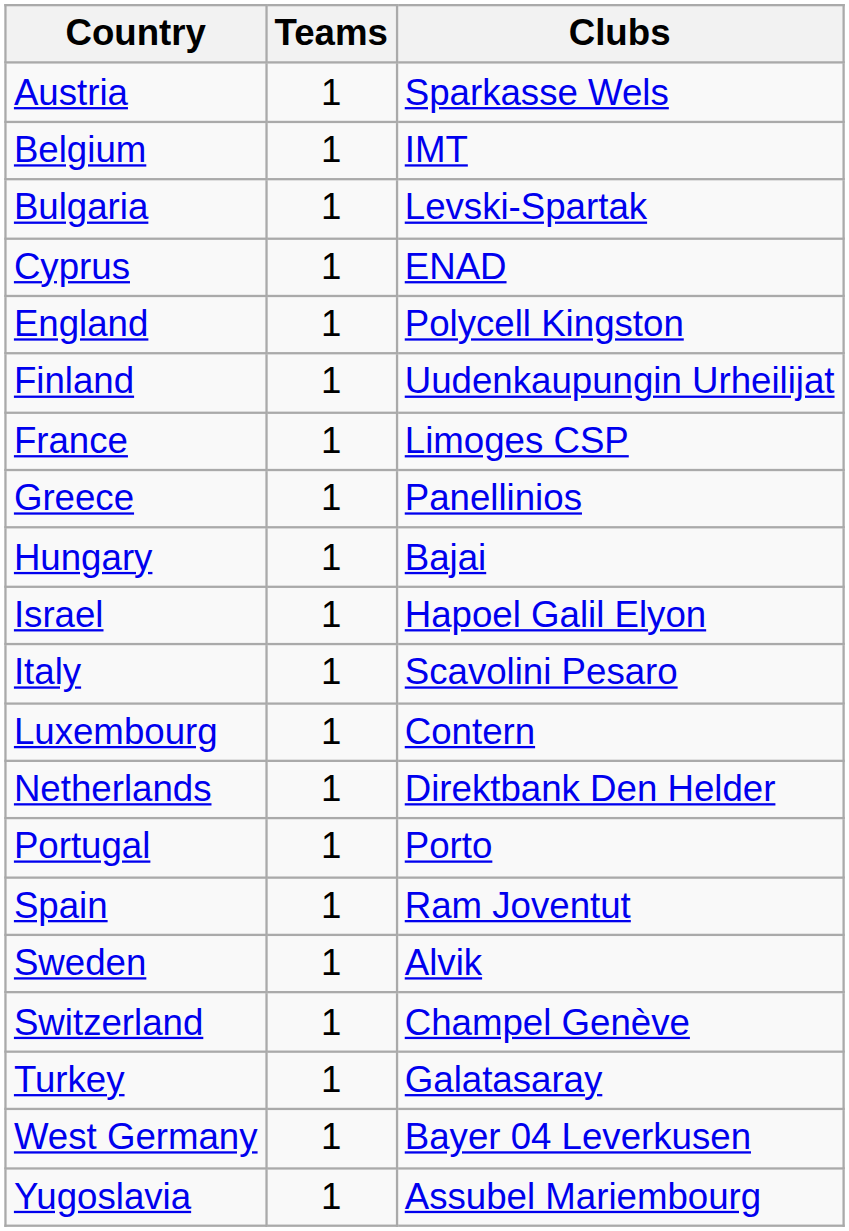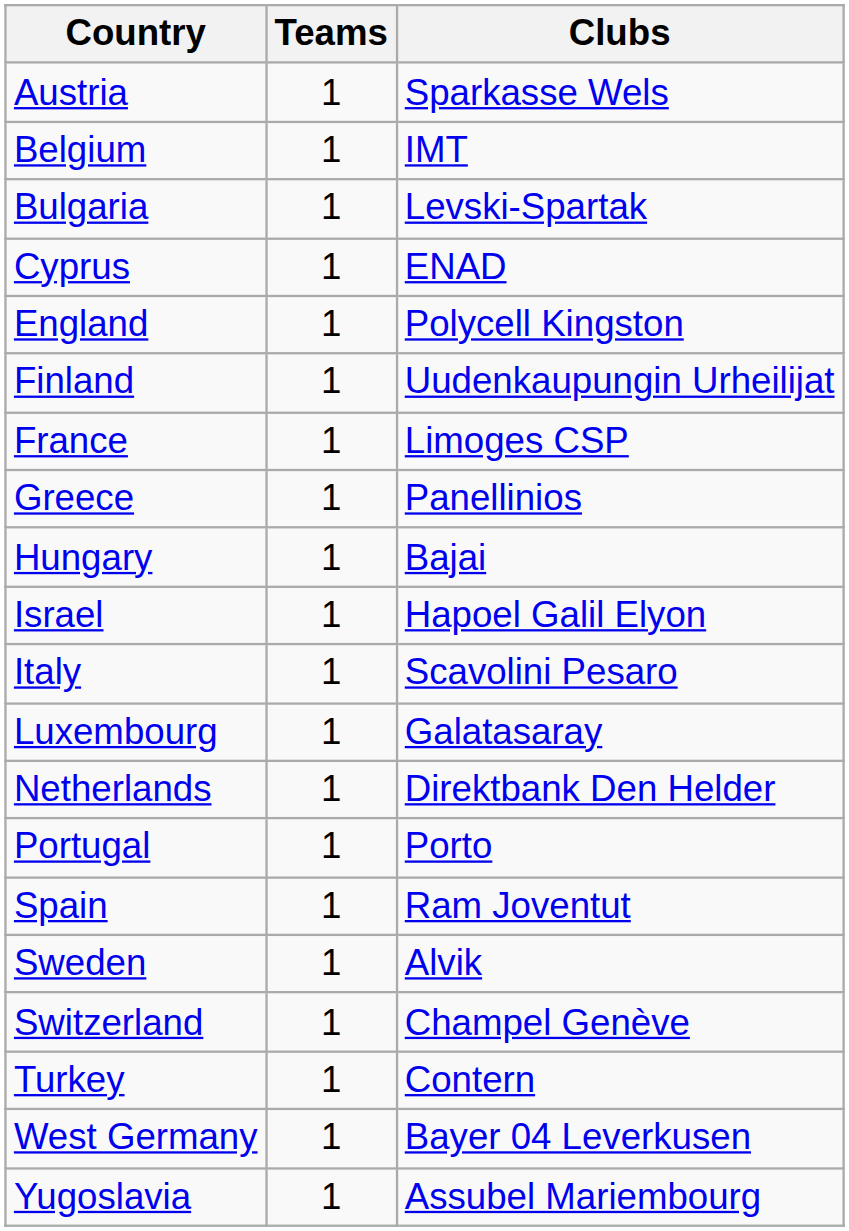(470, 730) Contern -> (504, 730) Galatasaray
(504, 1079) Galatasaray -> (470, 1079) Contern
